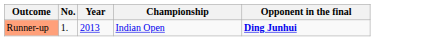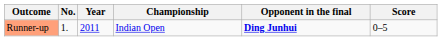+ column: (404, 12)
(90, 28) 2013 -> (90, 28) 2011
